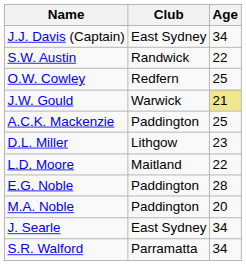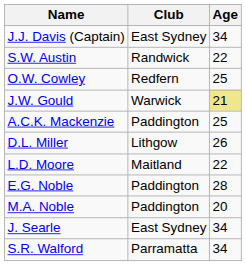(220, 143) 23 -> (220, 143) 26
